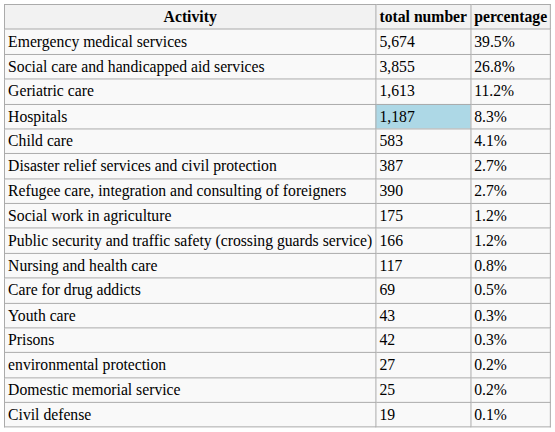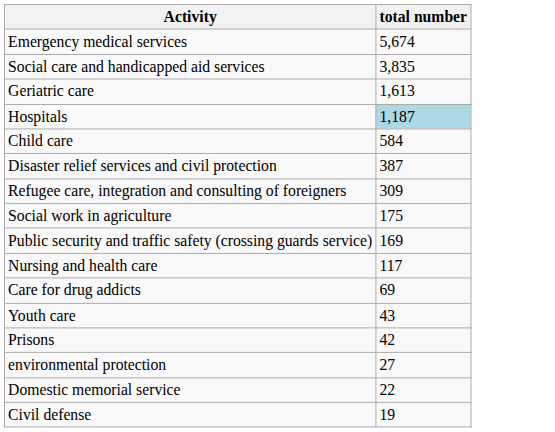- column: (511, 16)
(397, 66) 3,855 -> (397, 66) 3,835
(391, 141) 583 -> (391, 141) 584
(391, 191) 390 -> (391, 191) 309
(391, 240) 166 -> (391, 240) 169
(387, 389) 25 -> (387, 389) 22
